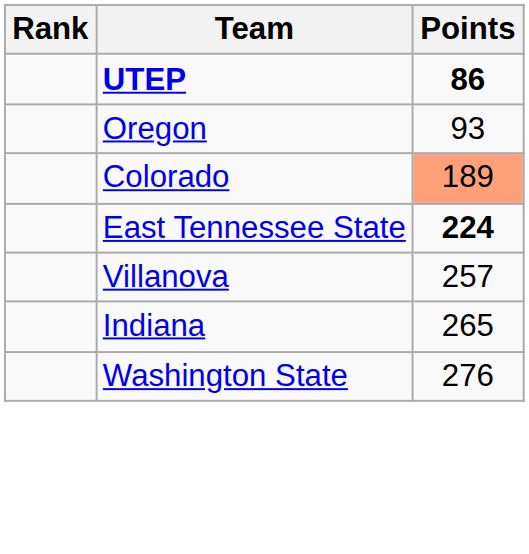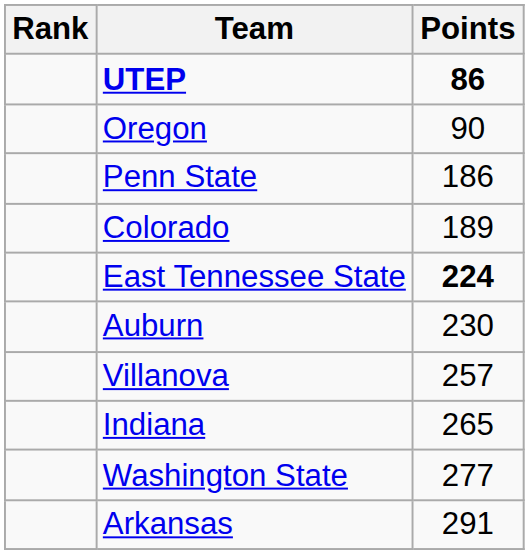(468, 128) 93 -> (468, 128) 90
+ row: (180, 177)
(468, 177) lightsalmon background -> (468, 227) no background
+ row: (153, 326)
(468, 375) 276 -> (468, 474) 277
+ row: (168, 524)
